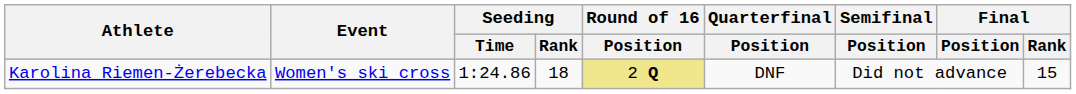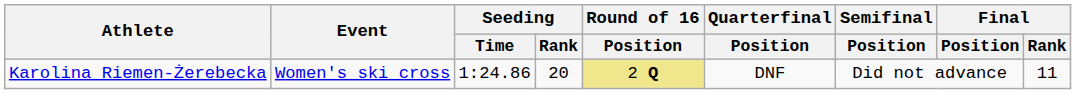(558, 73) 18 -> (558, 73) 20
(1047, 73) 15 -> (1047, 73) 11
